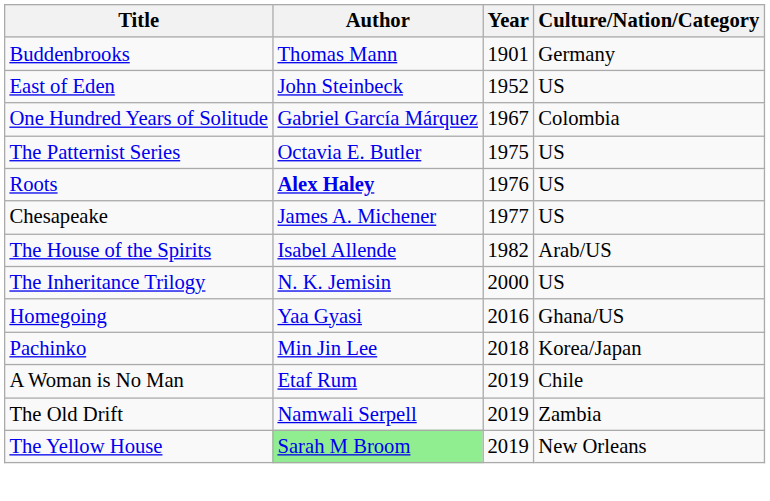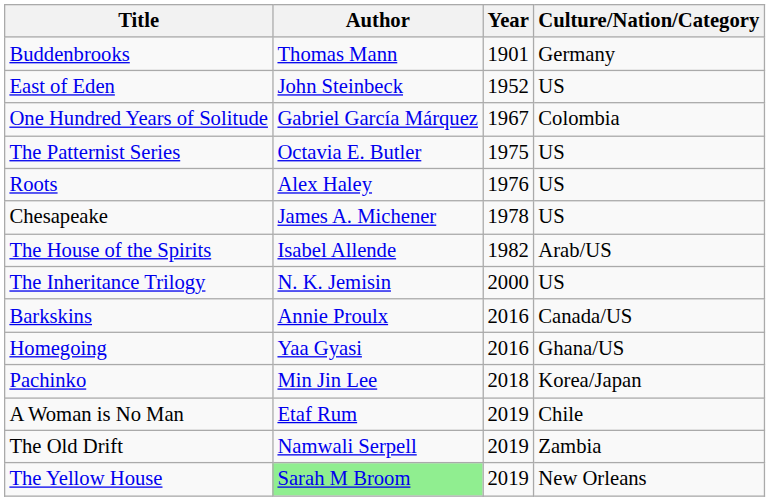(326, 184) bold -> (325, 184) normal
(508, 217) 1977 -> (508, 217) 1978
+ row: (51, 315)
